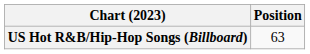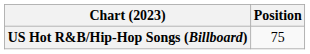(278, 37) 63 -> (278, 37) 75
